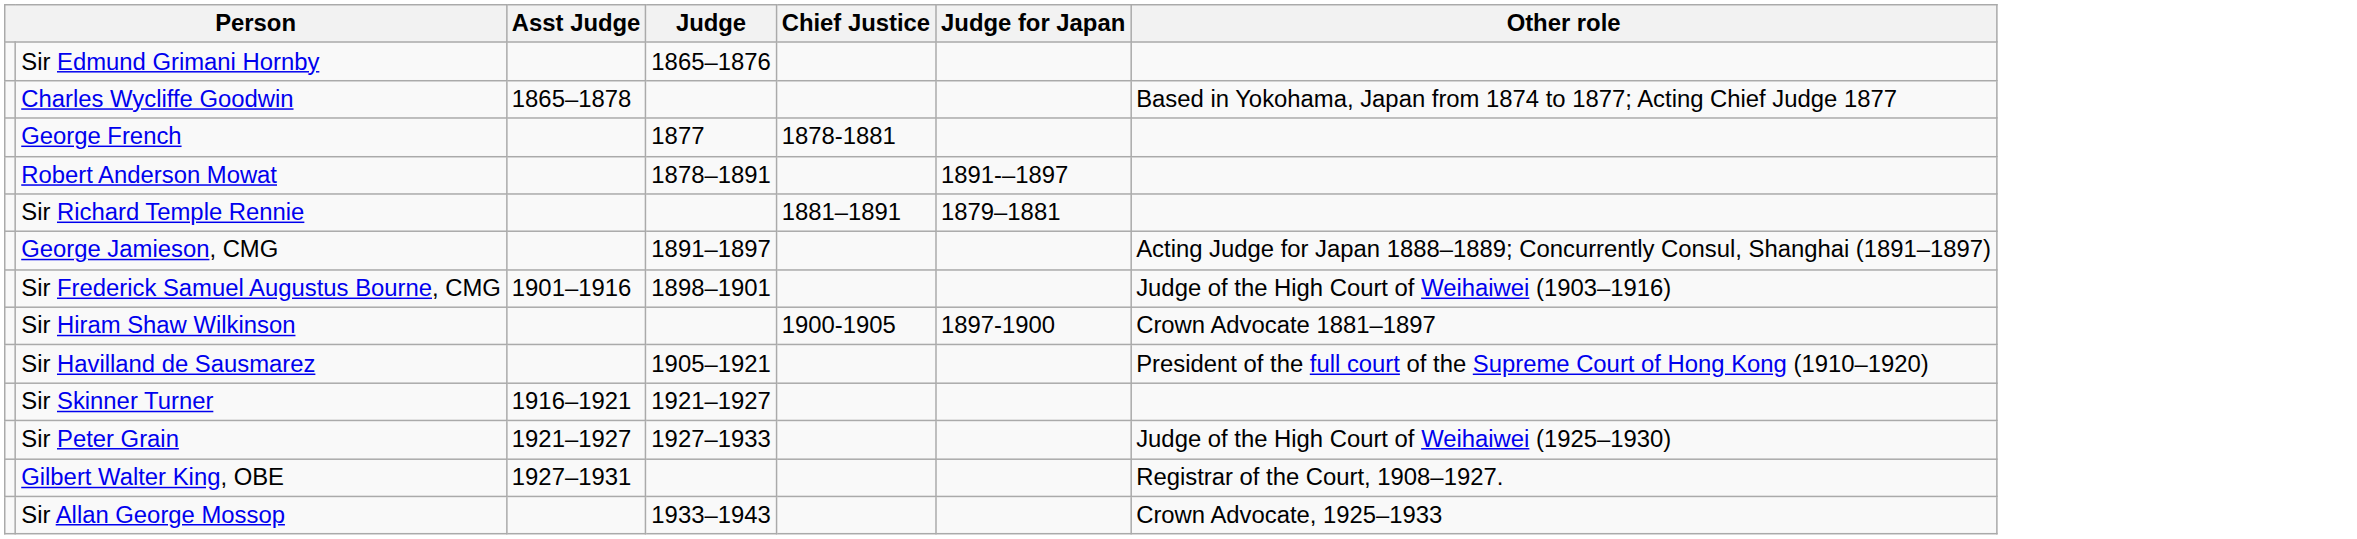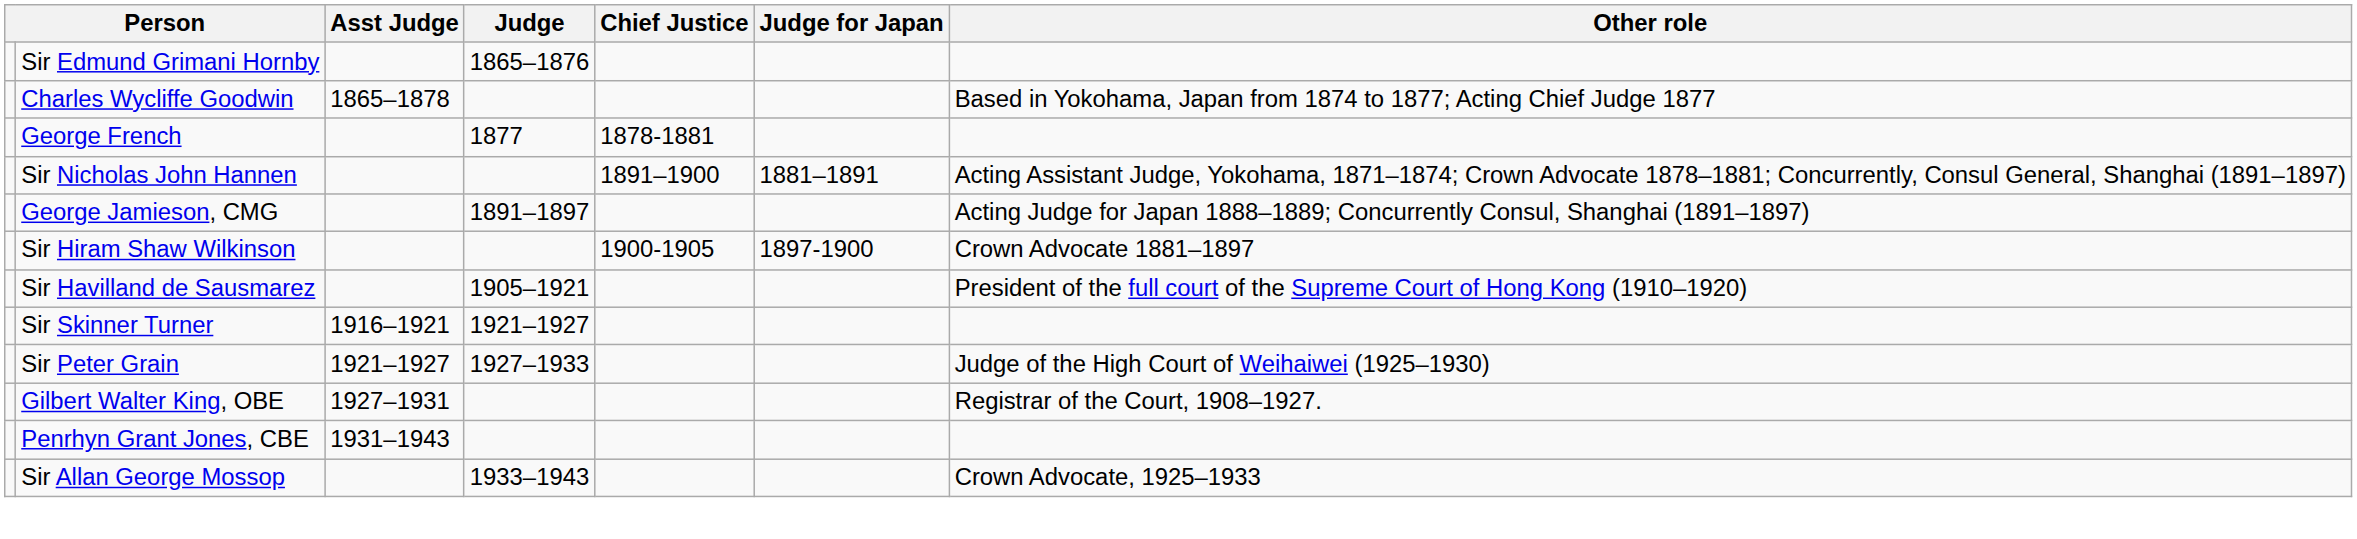- row: (149, 174)
- row: (163, 212)
+ row: (159, 174)
- row: (261, 288)
+ row: (165, 439)
